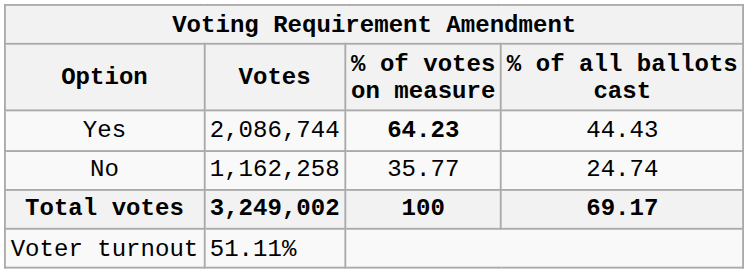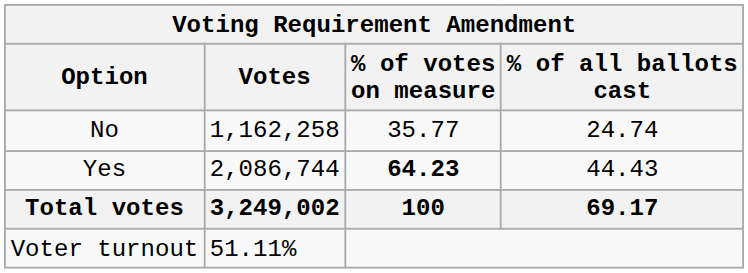rows swapped: (104, 131) <-> (104, 170)
